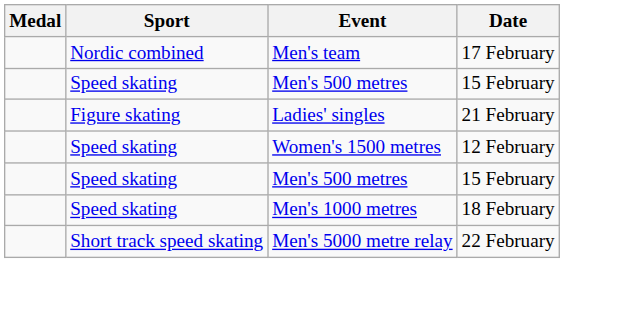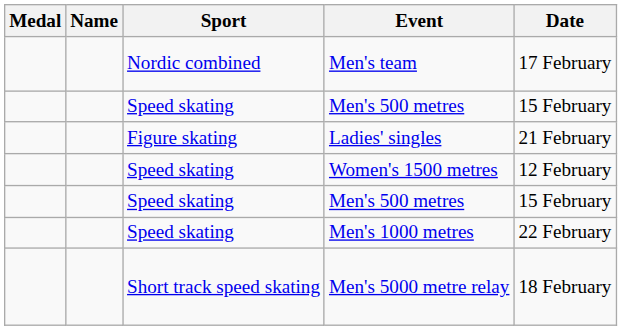+ column: (94, 20)
(508, 210) 18 February -> (565, 232) 22 February
(508, 241) 22 February -> (565, 287) 18 February
